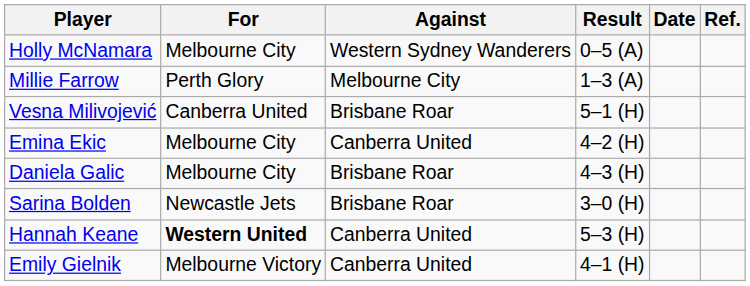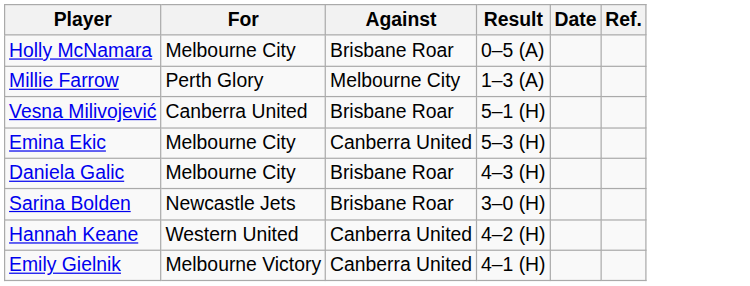(451, 50) Western Sydney Wanderers -> (392, 50) Brisbane Roar
(612, 142) 4–2 (H) -> (513, 142) 5–3 (H)
(236, 234) bold -> (232, 234) normal
(612, 234) 5–3 (H) -> (513, 234) 4–2 (H)
